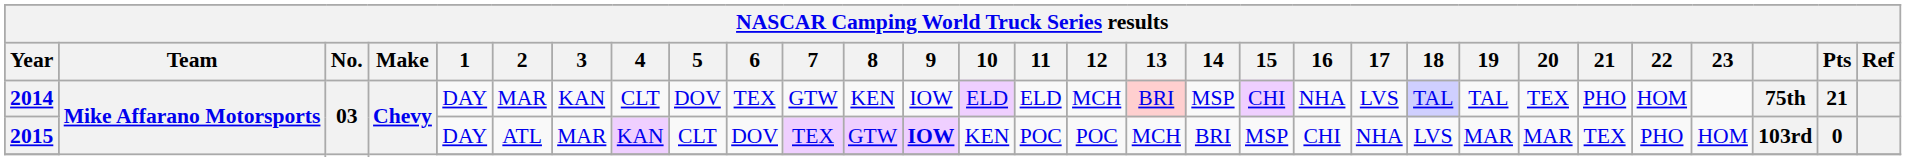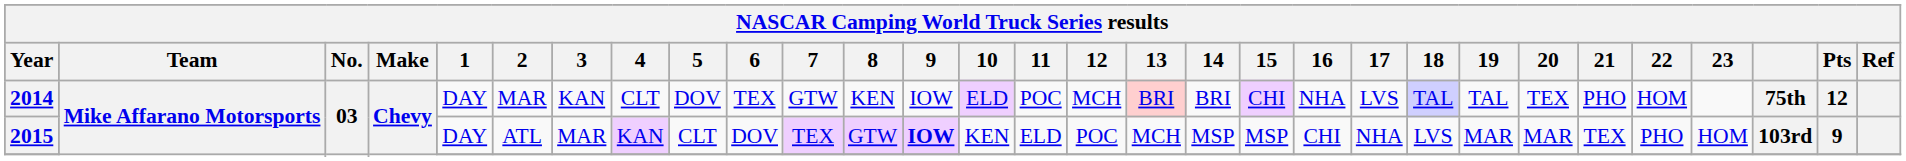(1041, 98) ELD -> (1041, 98) POC
(1213, 98) MSP -> (1213, 98) BRI
(1837, 98) 21 -> (1837, 98) 12
(1041, 135) POC -> (1041, 135) ELD
(1213, 135) BRI -> (1213, 135) MSP
(1837, 135) 0 -> (1837, 135) 9
